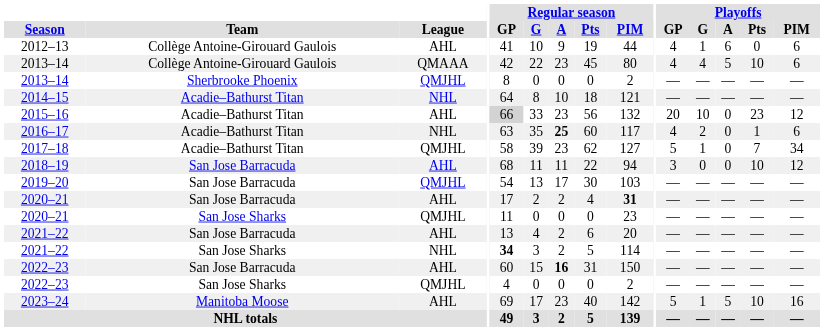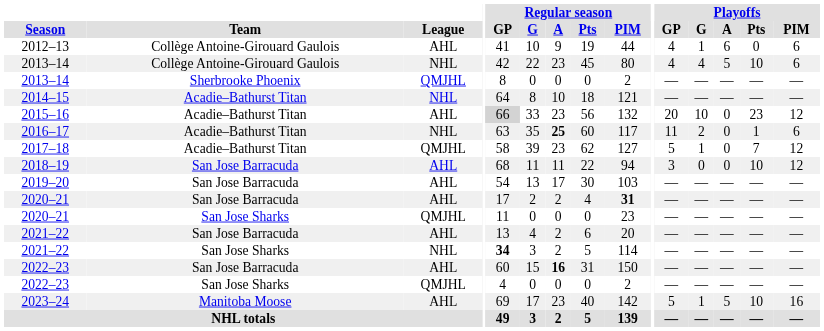(443, 63) QMAAA -> (443, 63) NHL
(673, 131) 4 -> (671, 131) 11
(797, 148) 34 -> (796, 148) 12
(443, 182) QMJHL -> (443, 182) AHL
